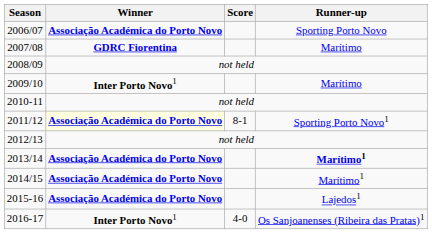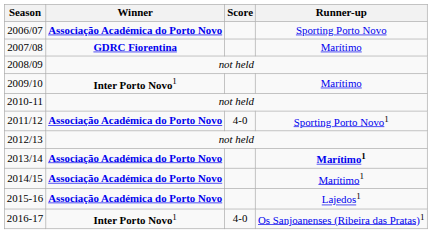(135, 121) lightyellow background -> (135, 121) no background
(240, 121) 8-1 -> (240, 121) 4-0
